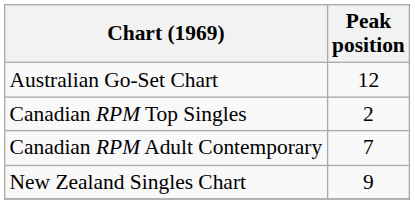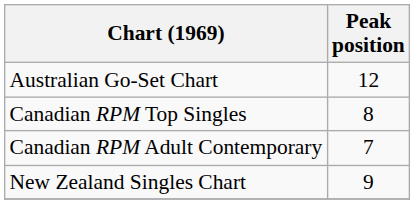(368, 113) 2 -> (368, 113) 8
